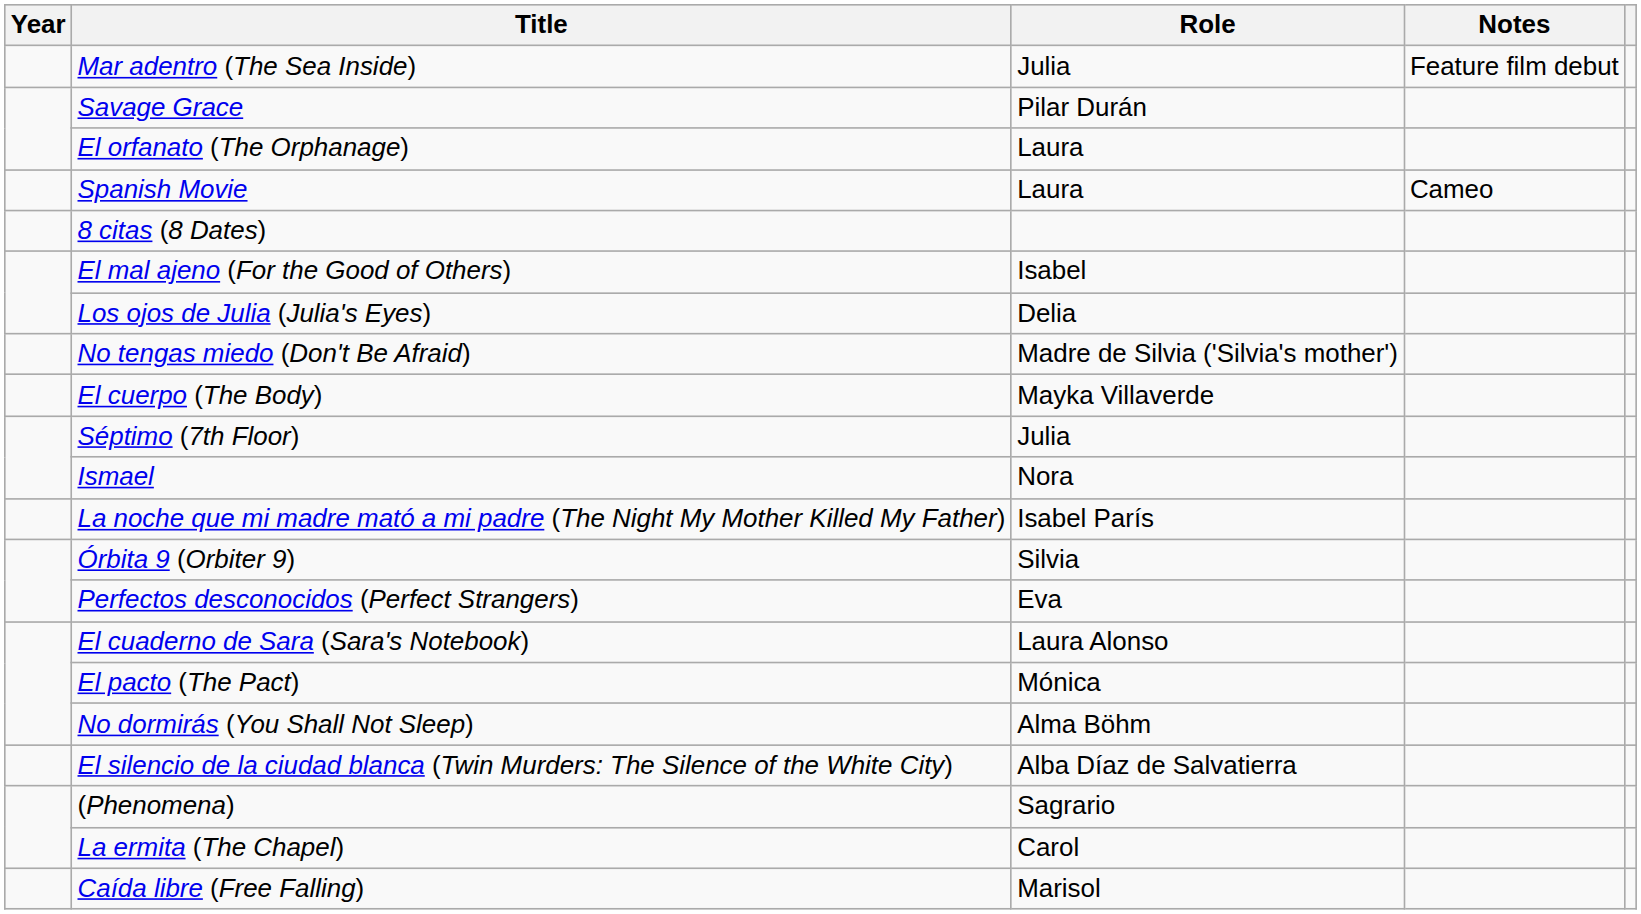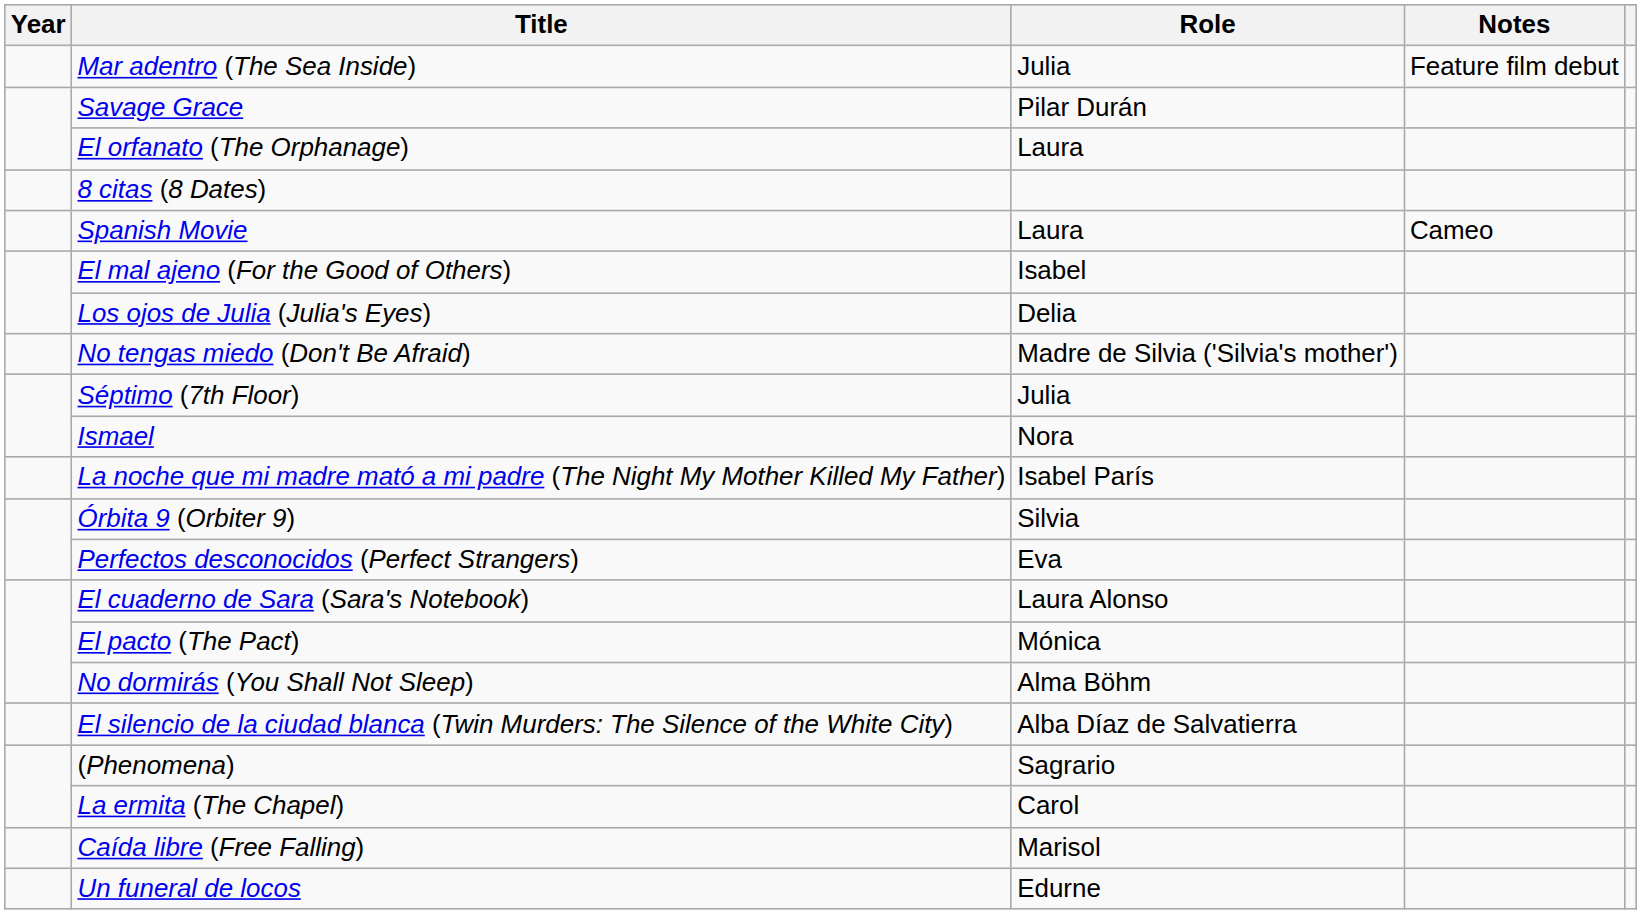rows swapped: (172, 230) <-> (163, 189)
- row: (200, 395)
+ row: (189, 888)
